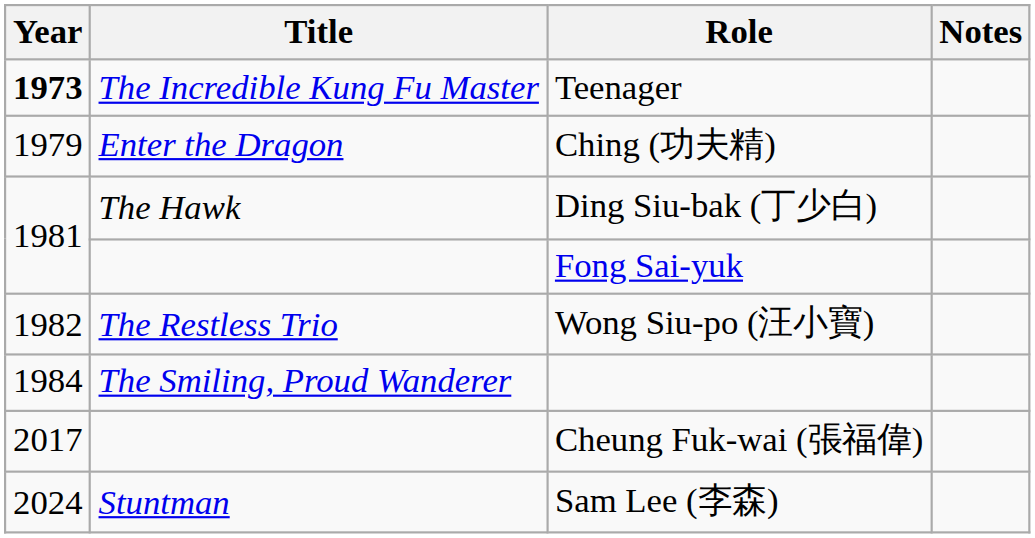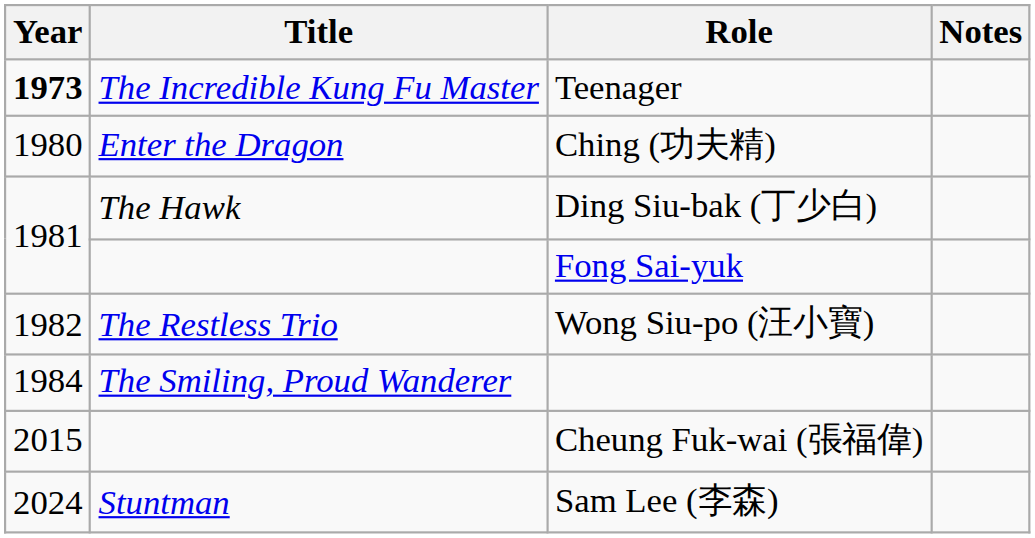(48, 145) 1979 -> (48, 145) 1980
(48, 440) 2017 -> (48, 440) 2015
